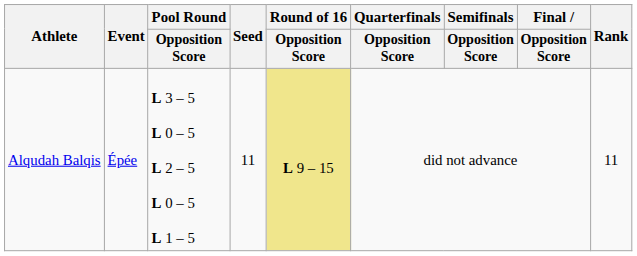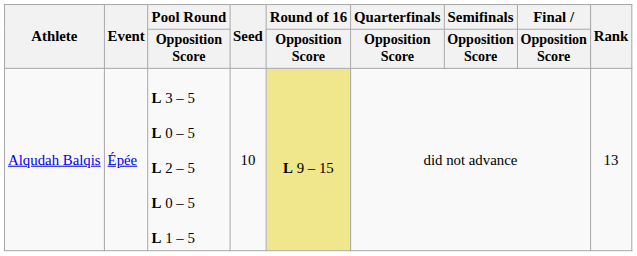(248, 160) 11 -> (248, 160) 10
(611, 160) 11 -> (611, 160) 13
